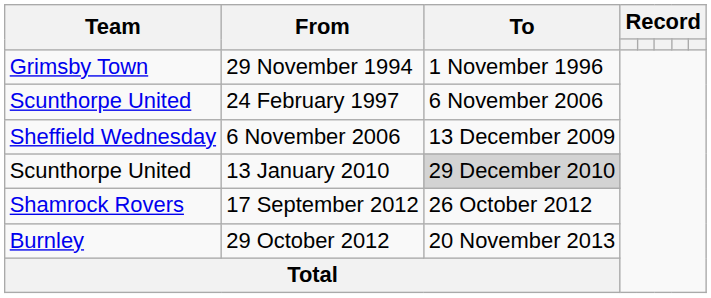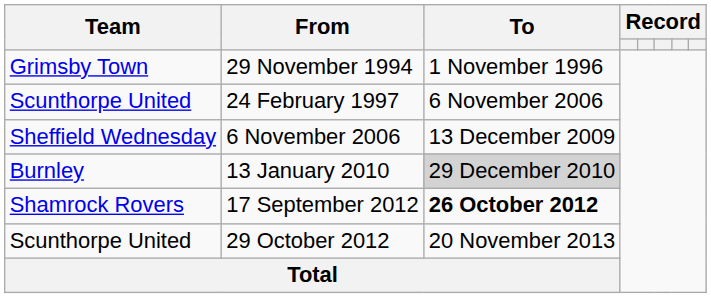(101, 171) Scunthorpe United -> (47, 171) Burnley
(511, 205) normal -> (514, 205) bold
(47, 240) Burnley -> (101, 240) Scunthorpe United
